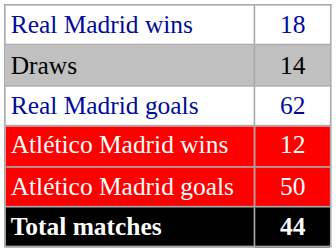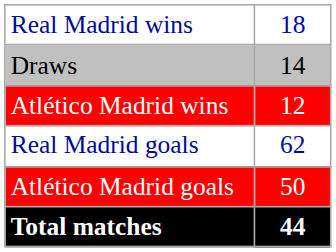rows swapped: (119, 145) <-> (105, 105)
